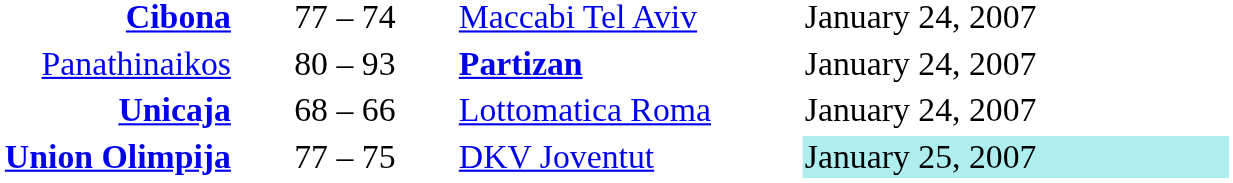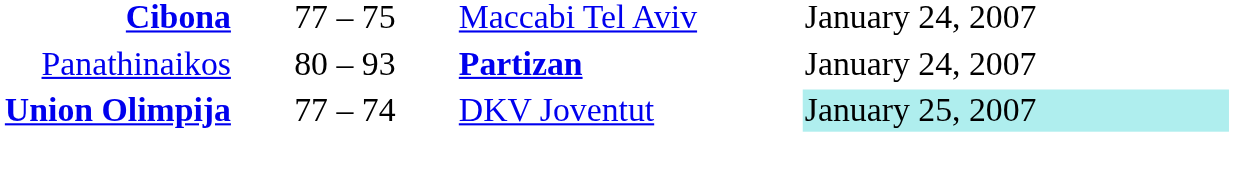(345, 17) 77 – 74 -> (345, 17) 77 – 75
- row: (175, 110)
(345, 156) 77 – 75 -> (345, 110) 77 – 74
